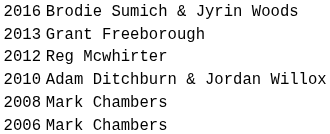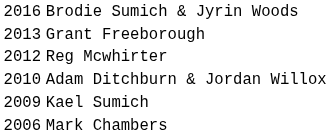+ row: (22, 103)
- row: (22, 103)
